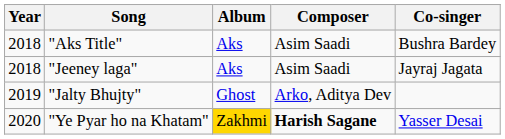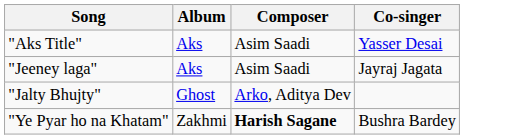- column: (25, 17)
(447, 43) Bushra Bardey -> (400, 43) Yasser Desai
(242, 120) gold background -> (202, 120) no background
(441, 120) Yasser Desai -> (407, 120) Bushra Bardey
